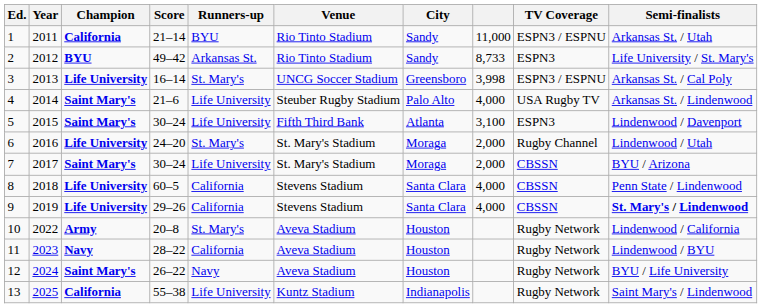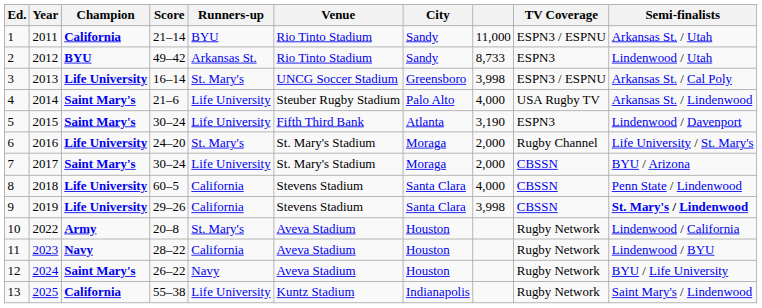(683, 57) Life University / St. Mary's -> (662, 57) Lindenwood / Utah
(490, 121) 3,100 -> (490, 121) 3,190
(662, 143) Lindenwood / Utah -> (683, 143) Life University / St. Mary's
(490, 207) 4,000 -> (490, 207) 3,998
